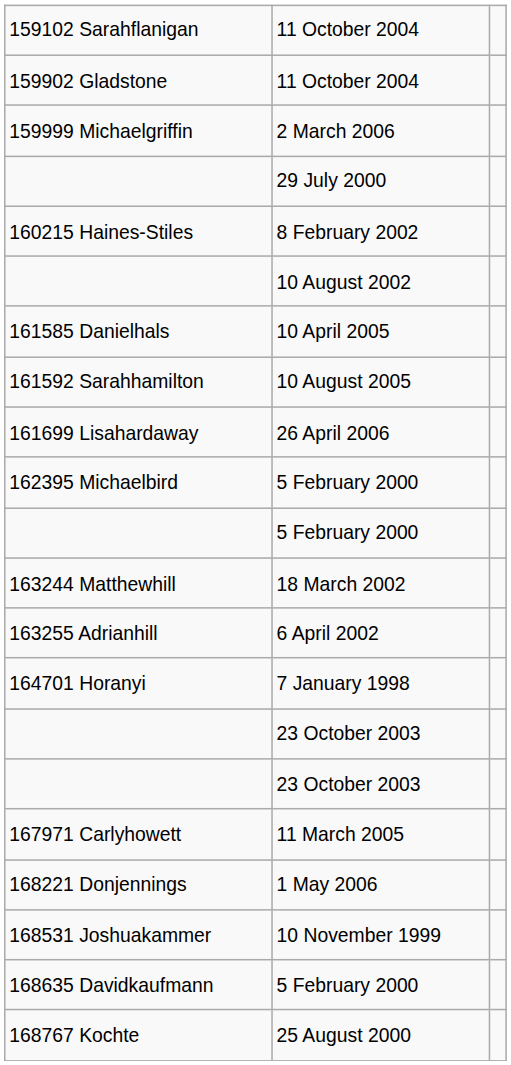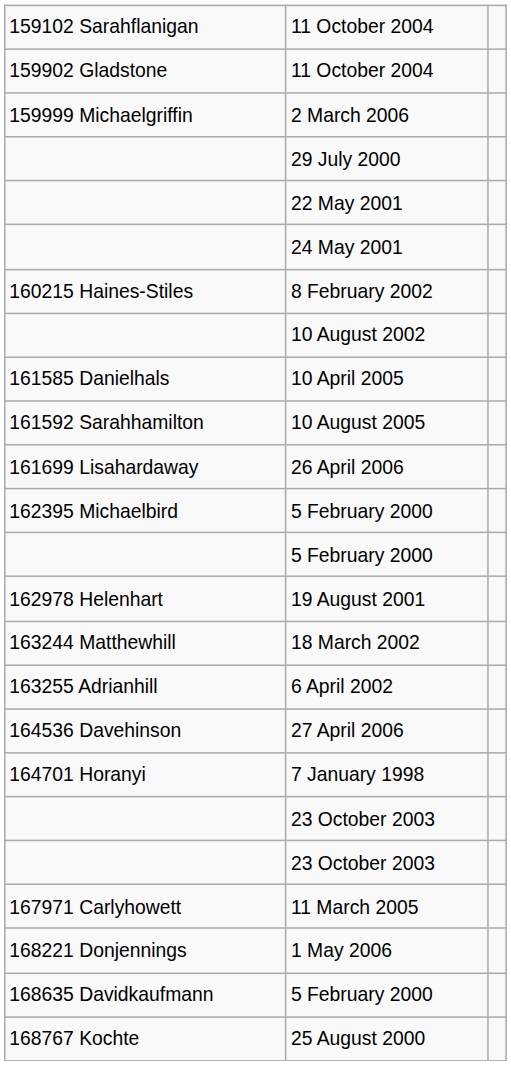+ row: (146, 203)
+ row: (146, 247)
+ row: (86, 599)
+ row: (95, 731)
- row: (110, 935)
